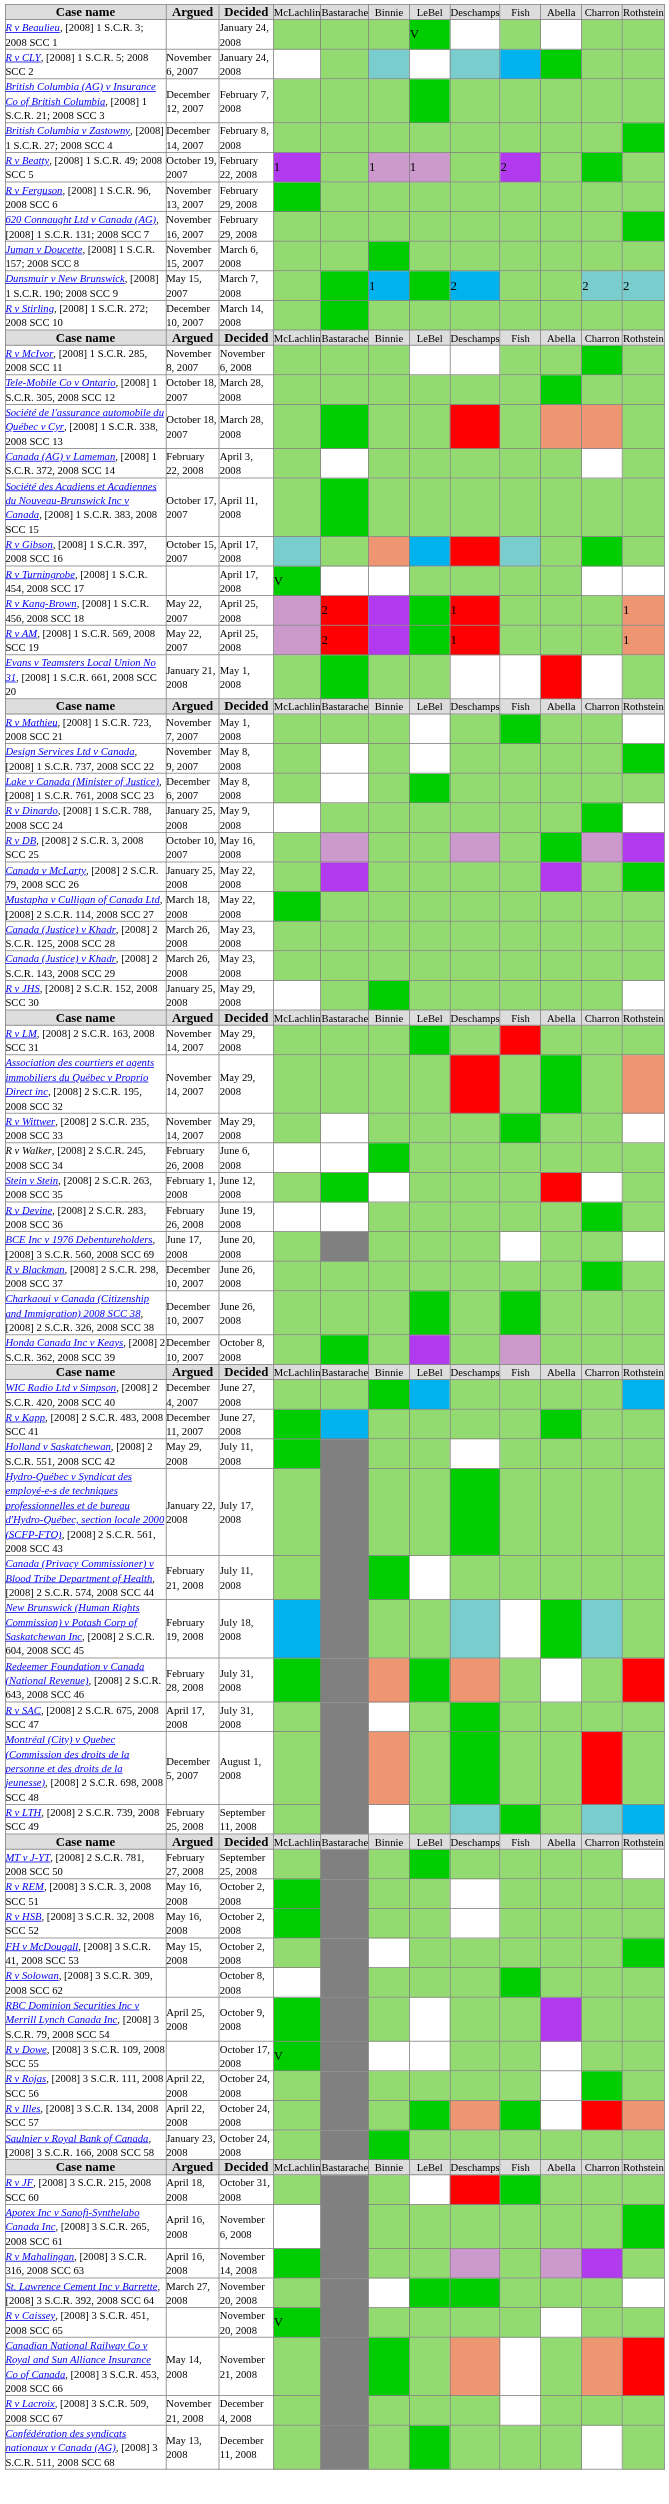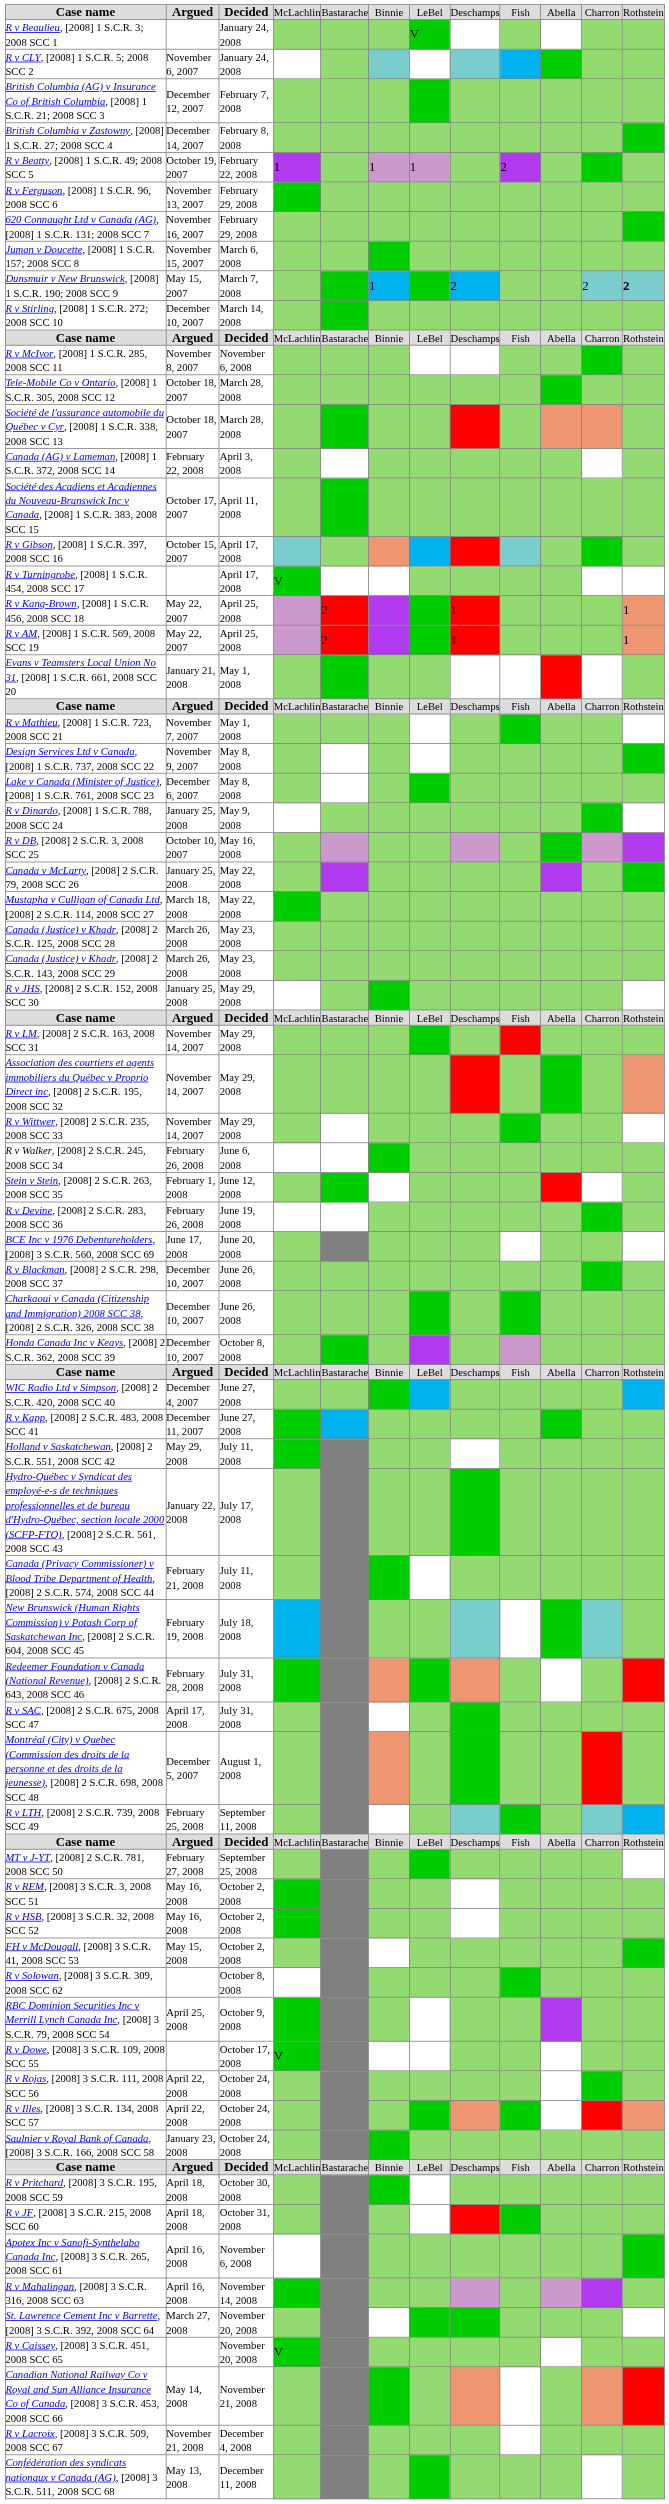(626, 285) normal -> (626, 285) bold
+ row: (81, 2190)
